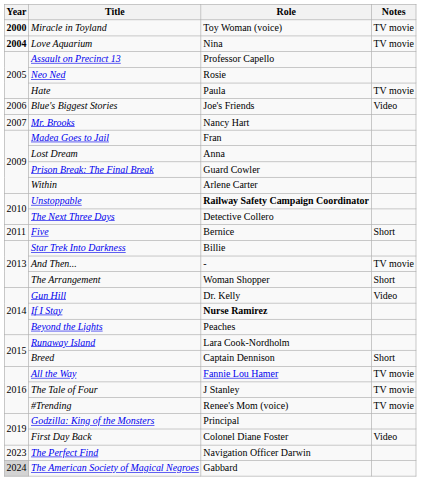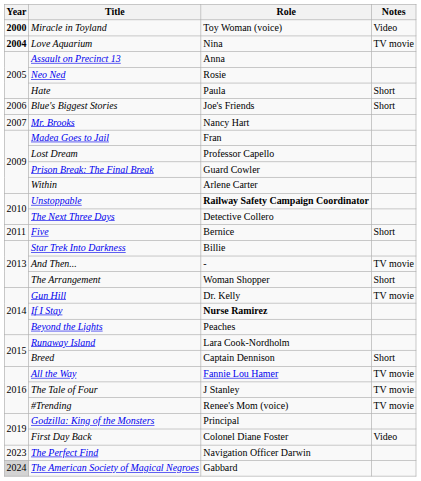(394, 28) TV movie -> (385, 28) Video
(239, 59) Professor Capello -> (214, 59) Anna
(394, 91) TV movie -> (384, 91) Short
(385, 106) Video -> (384, 106) Short
(214, 153) Anna -> (239, 153) Professor Capello
(385, 295) Video -> (394, 295) TV movie
